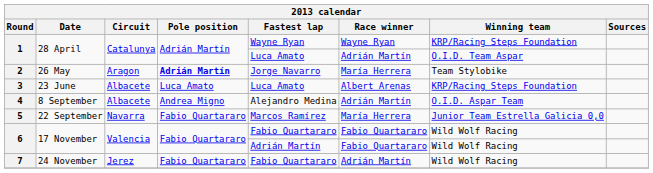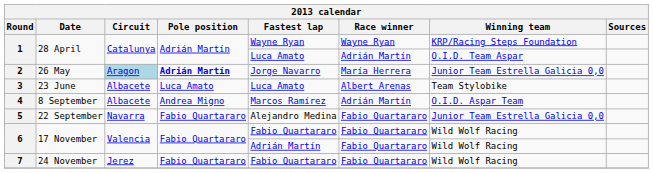(123, 72) no background -> (123, 72) lightblue background
(469, 72) Team Stylobike -> (518, 72) Junior Team Estrella Galicia 0,0
(504, 86) KRP/Racing Steps Foundation -> (469, 86) Team Stylobike
(293, 101) Alejandro Medina -> (288, 101) Marcos Ramírez
(288, 116) Marcos Ramírez -> (293, 116) Alejandro Medina
(376, 116) María Herrera -> (384, 116) Fabio Quartararo
(376, 161) Adrián Martín -> (384, 161) Fabio Quartararo
